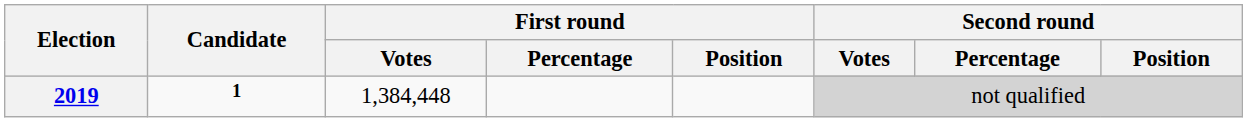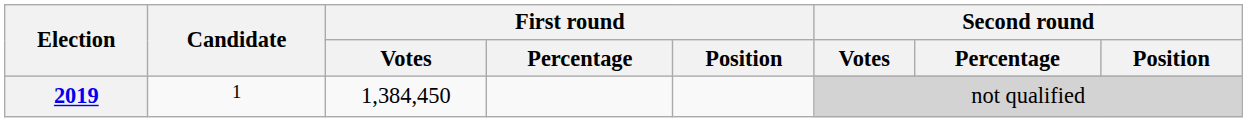(237, 96) bold -> (237, 91) normal
(406, 96) 1,384,448 -> (406, 96) 1,384,450
